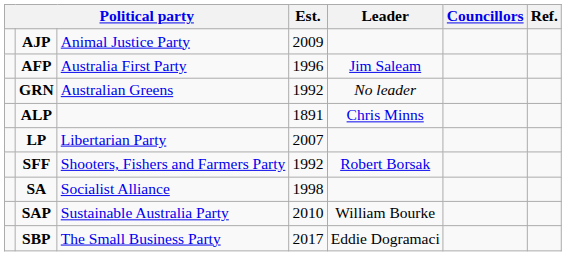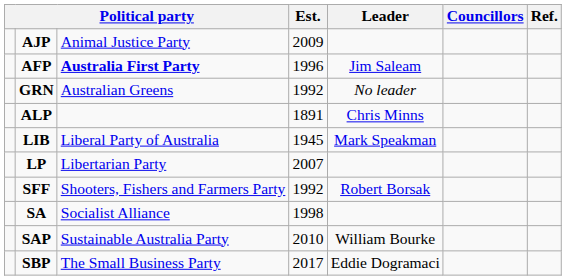(124, 66) normal -> (130, 66) bold
+ row: (36, 139)
